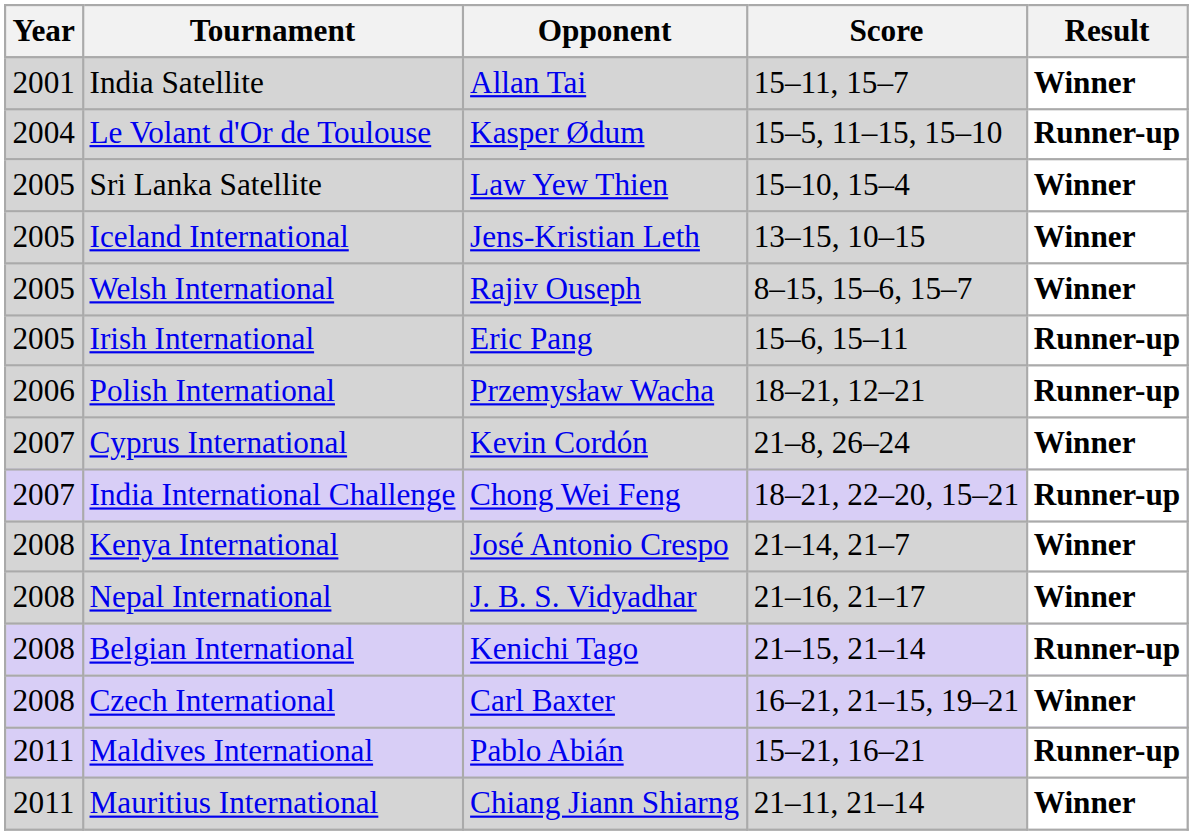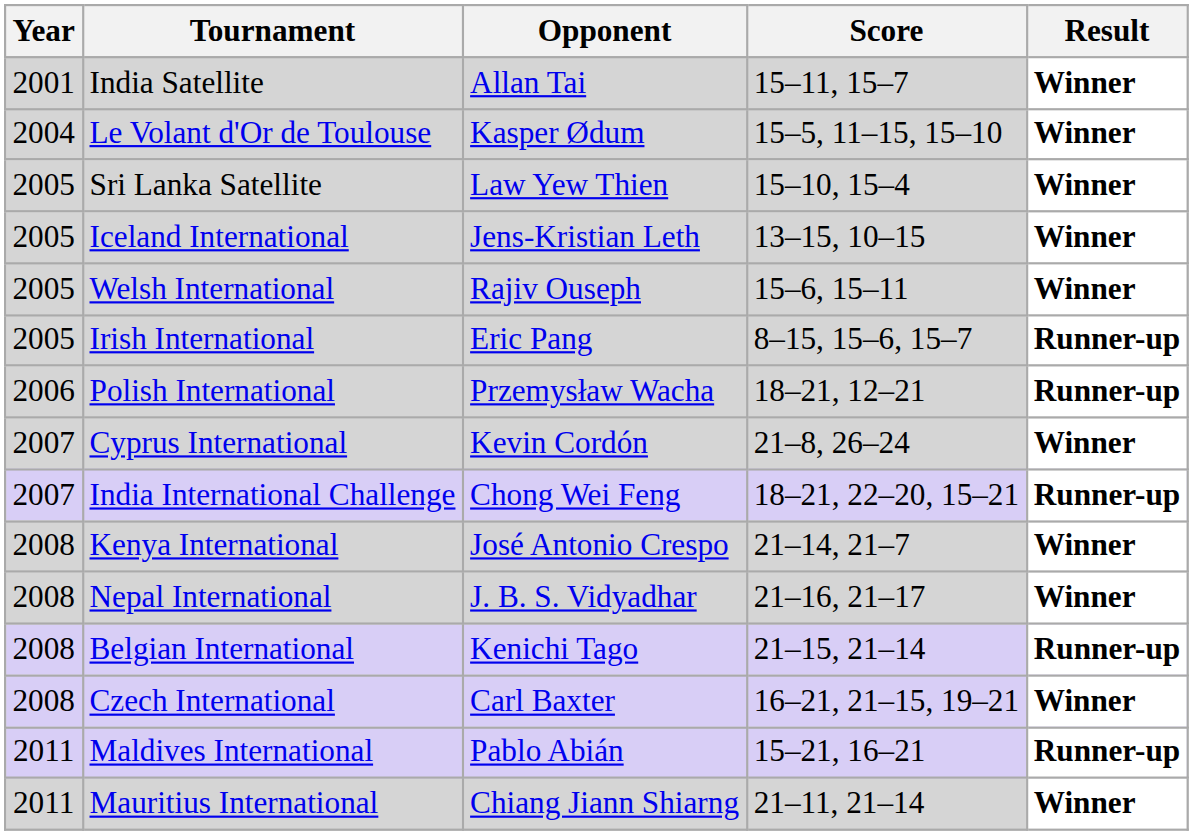(1107, 133) Runner-up -> (1085, 133) Winner
(863, 288) 8–15, 15–6, 15–7 -> (831, 288) 15–6, 15–11
(831, 339) 15–6, 15–11 -> (863, 339) 8–15, 15–6, 15–7
